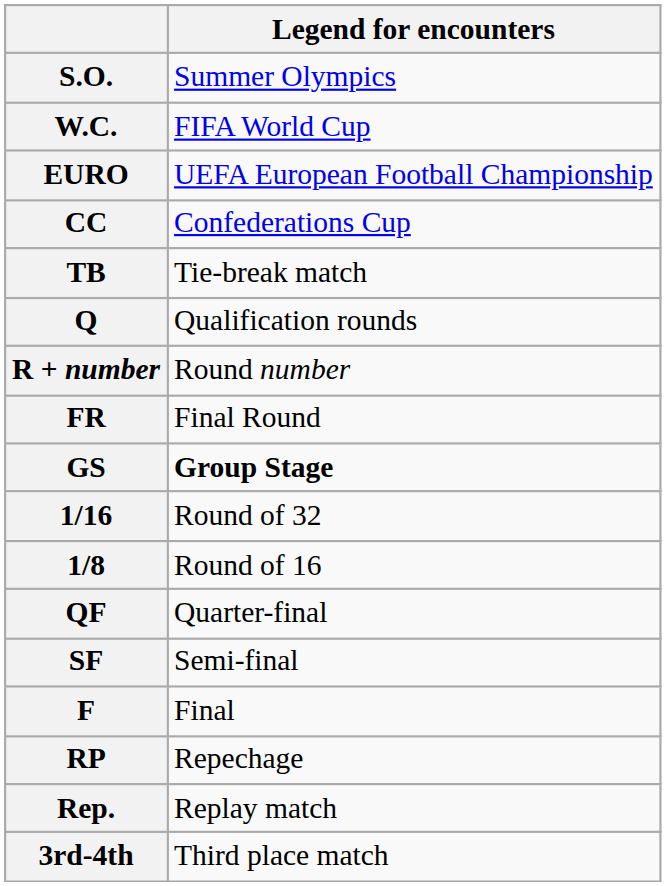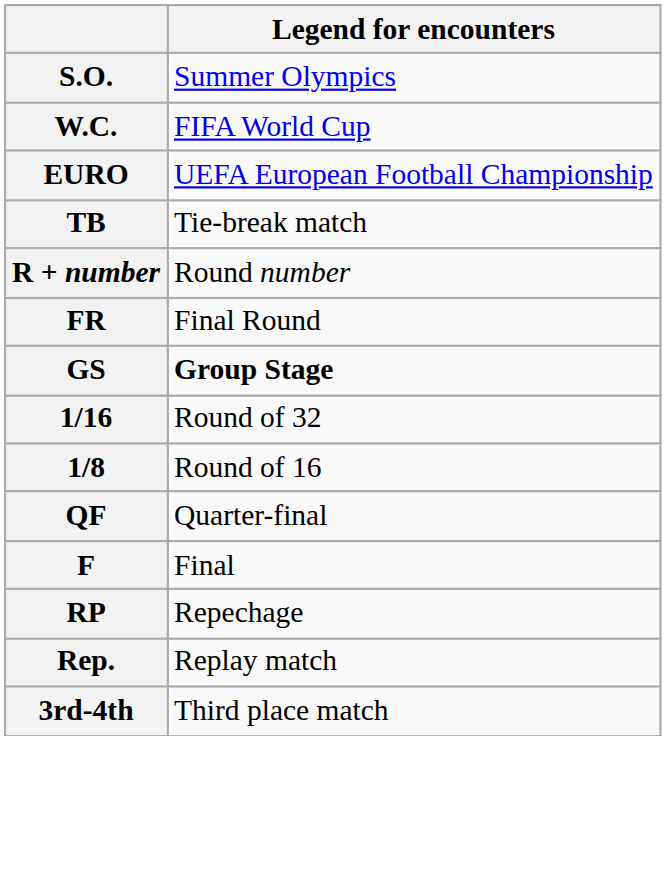- row: (86, 223)
- row: (86, 320)
- row: (86, 661)
